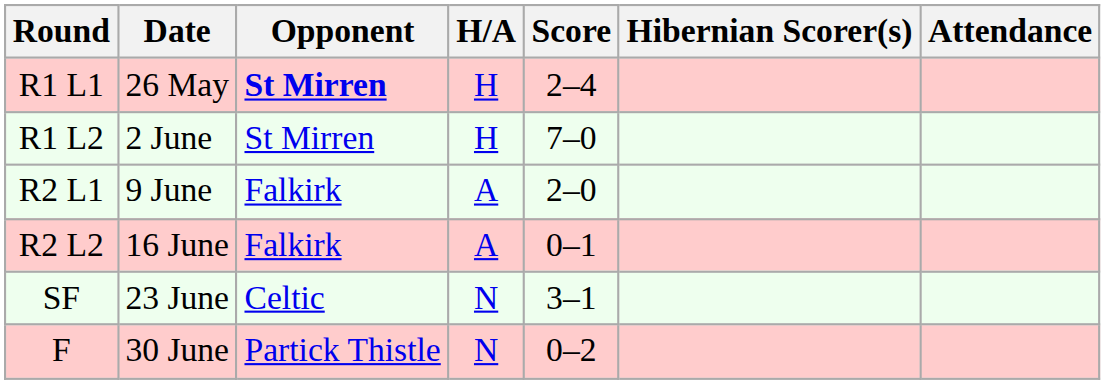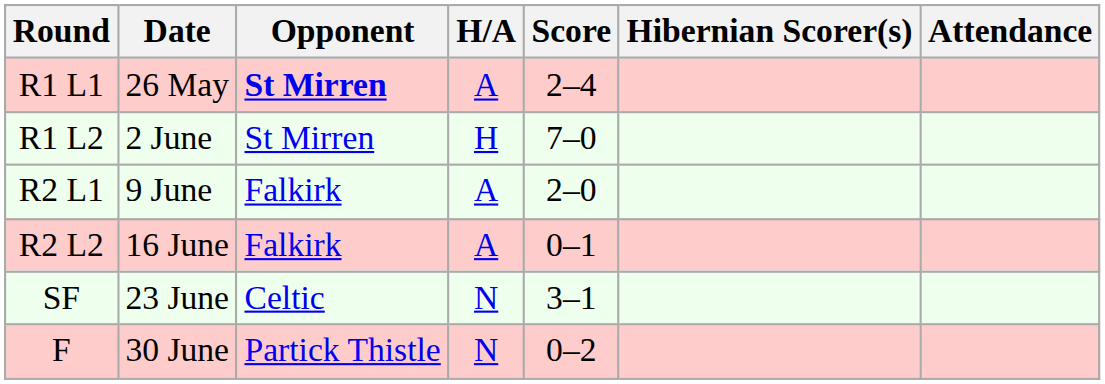(486, 84) H -> (486, 84) A
